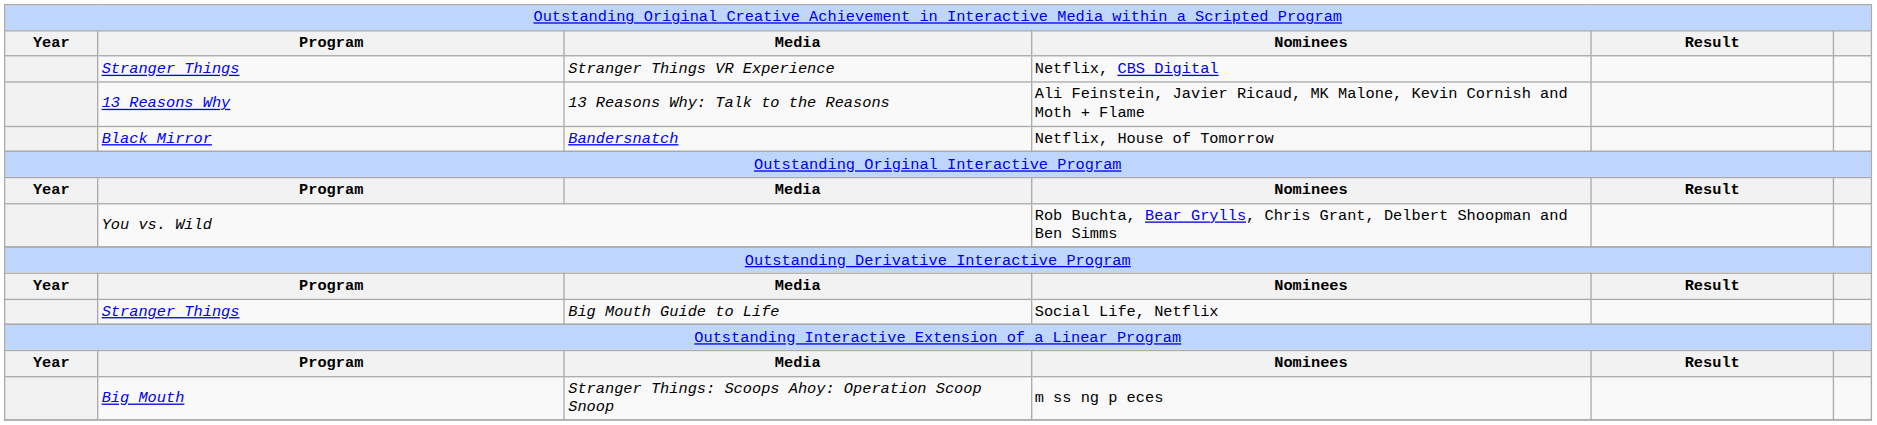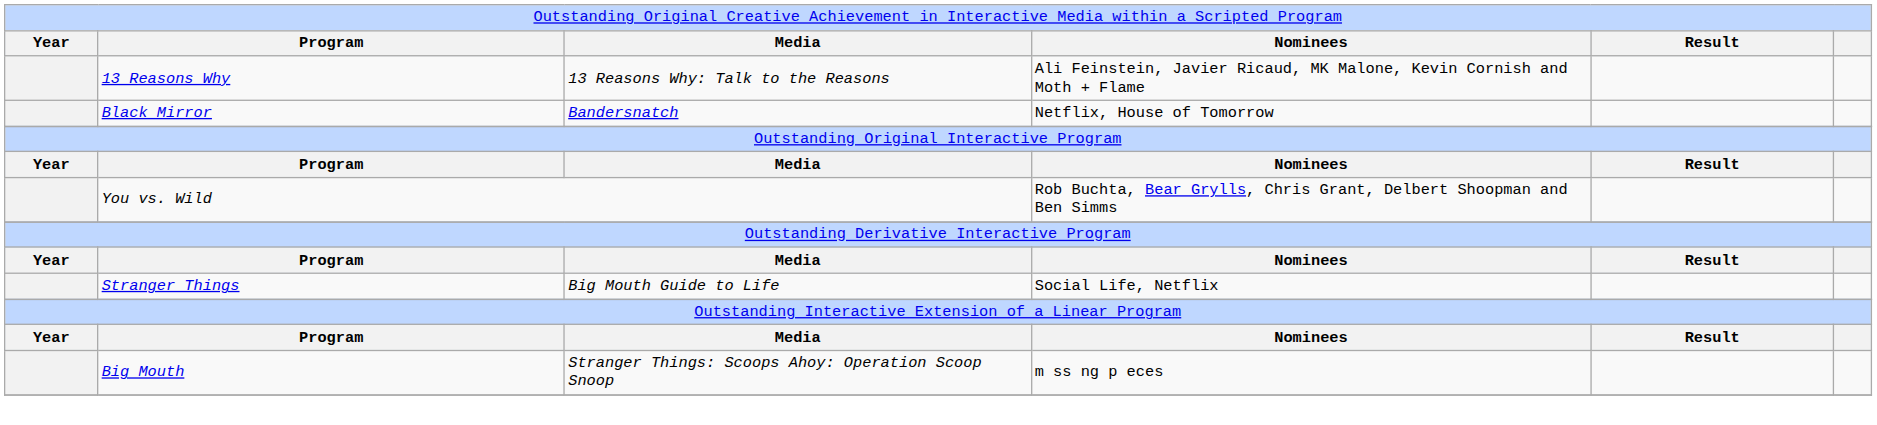- row: (701, 69)
